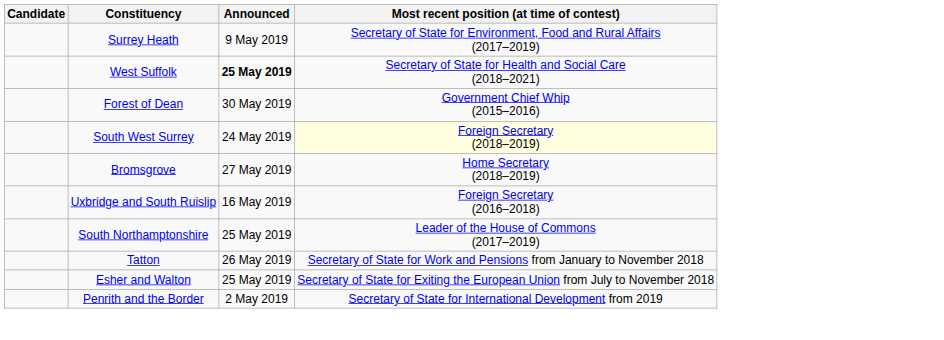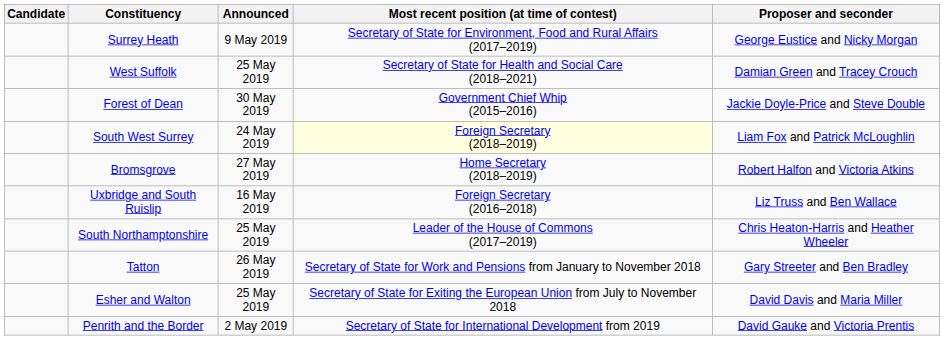+ column: (826, 14)
(257, 72) bold -> (256, 72) normal
